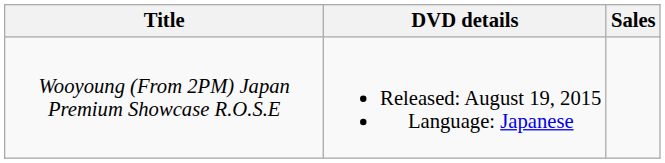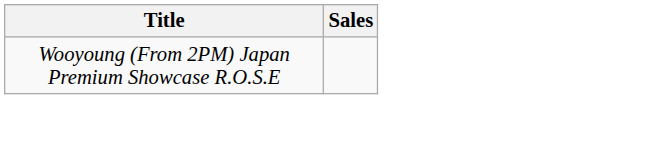- column: (465, 20)
